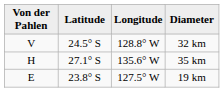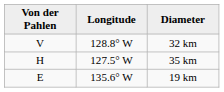- column: (85, 19)
(138, 60) 135.6° W -> (111, 60) 127.5° W
(138, 78) 127.5° W -> (111, 78) 135.6° W
